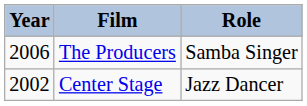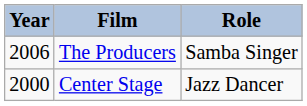(29, 84) 2002 -> (29, 84) 2000
